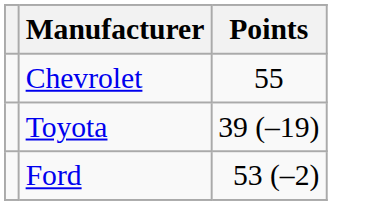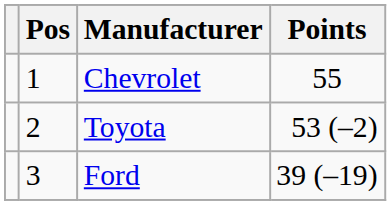+ column: (48, 29)
(269, 126) 39 (–19) -> (334, 126) 53 (–2)
(276, 175) 53 (–2) -> (327, 175) 39 (–19)
